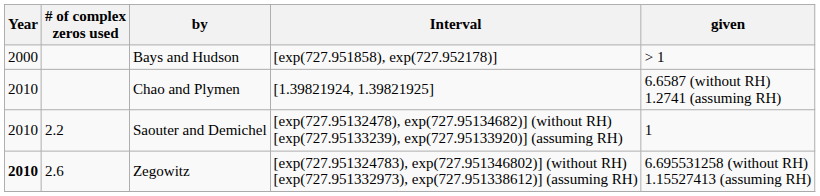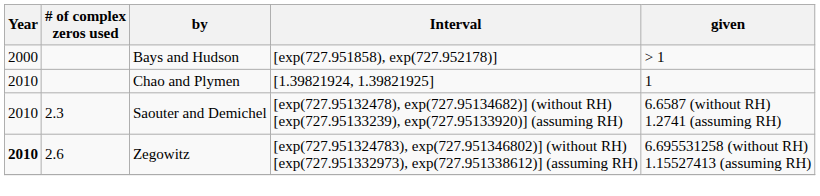(713, 89) 6.6587 (without RH) 1.2741 (assuming RH) -> (648, 81) 1
(54, 130) 2.2 -> (54, 113) 2.3
(648, 130) 1 -> (713, 113) 6.6587 (without RH) 1.2741 (assuming RH)
